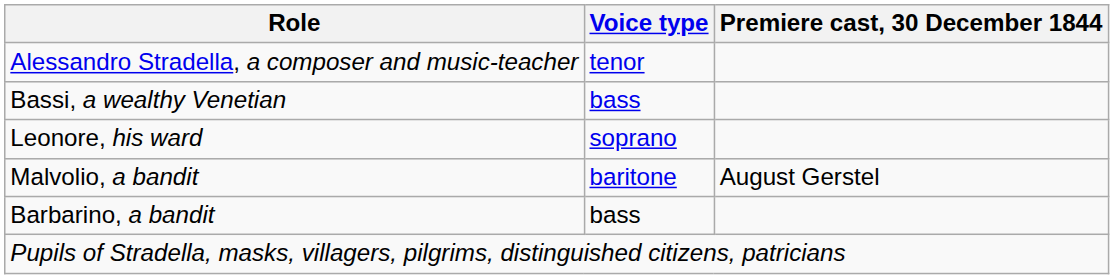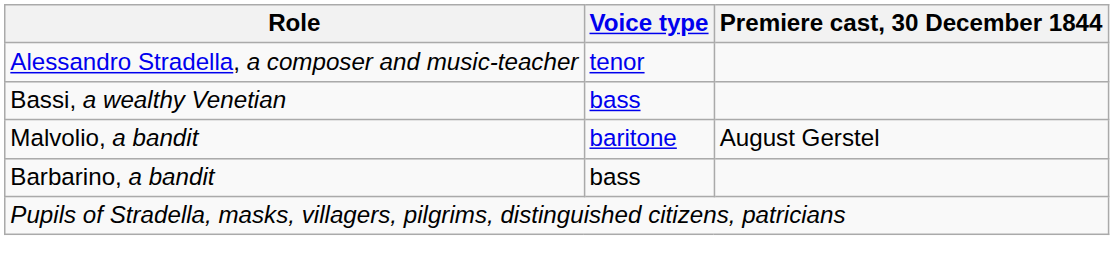- row: (106, 138)
